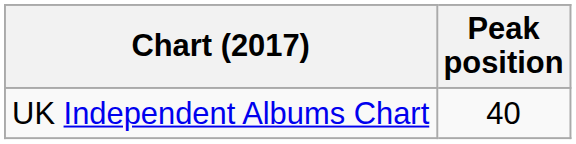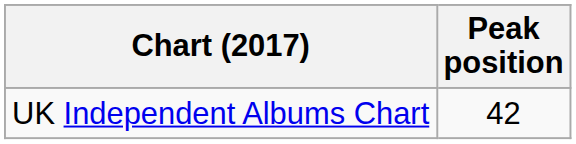(503, 112) 40 -> (503, 112) 42
